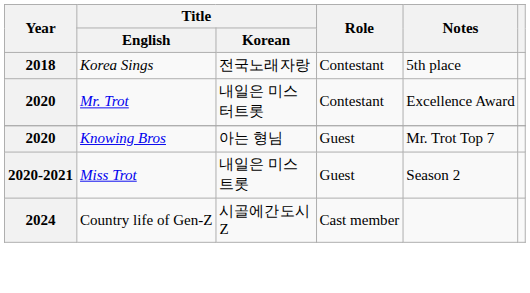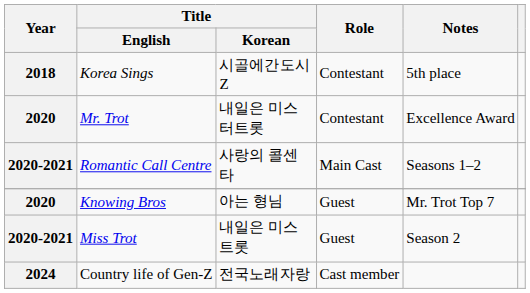(264, 65) 전국노래자랑 -> (264, 74) 시골에간도시Z
+ row: (146, 165)
(264, 220) 시골에간도시Z -> (264, 274) 전국노래자랑
